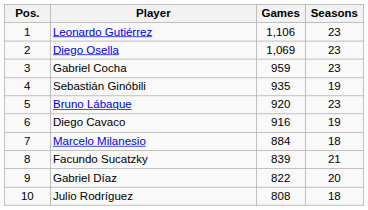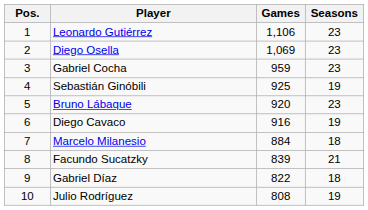(281, 86) 935 -> (281, 86) 925
(334, 178) 20 -> (334, 178) 18
(334, 196) 18 -> (334, 196) 19
